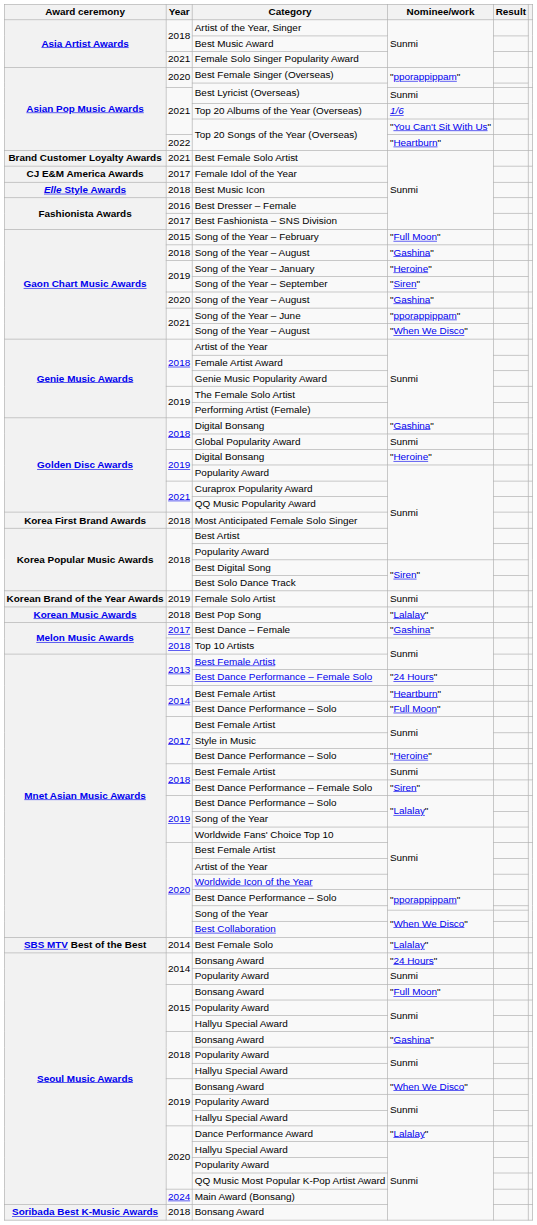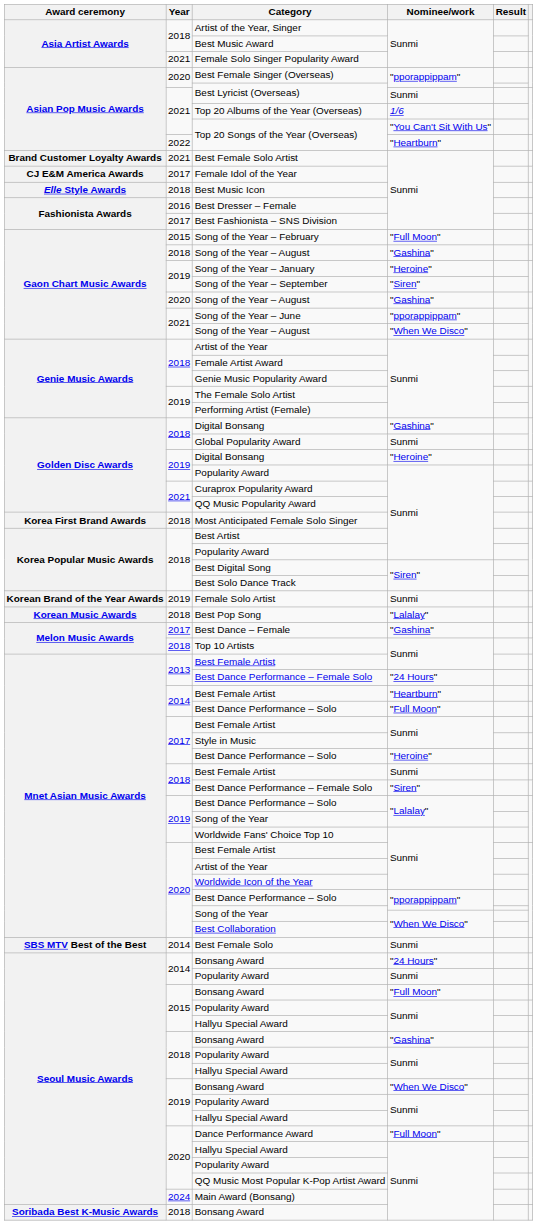(409, 945) "Lalalay" -> (404, 945) Sunmi
(409, 1133) "Lalalay" -> (415, 1133) "Full Moon"
